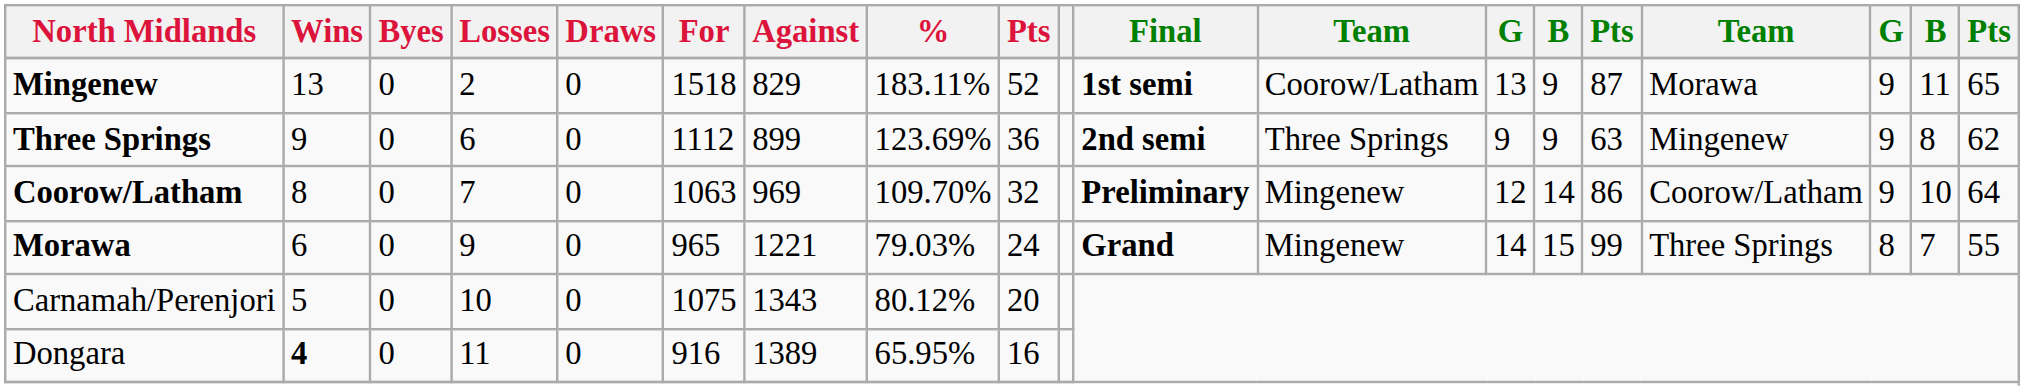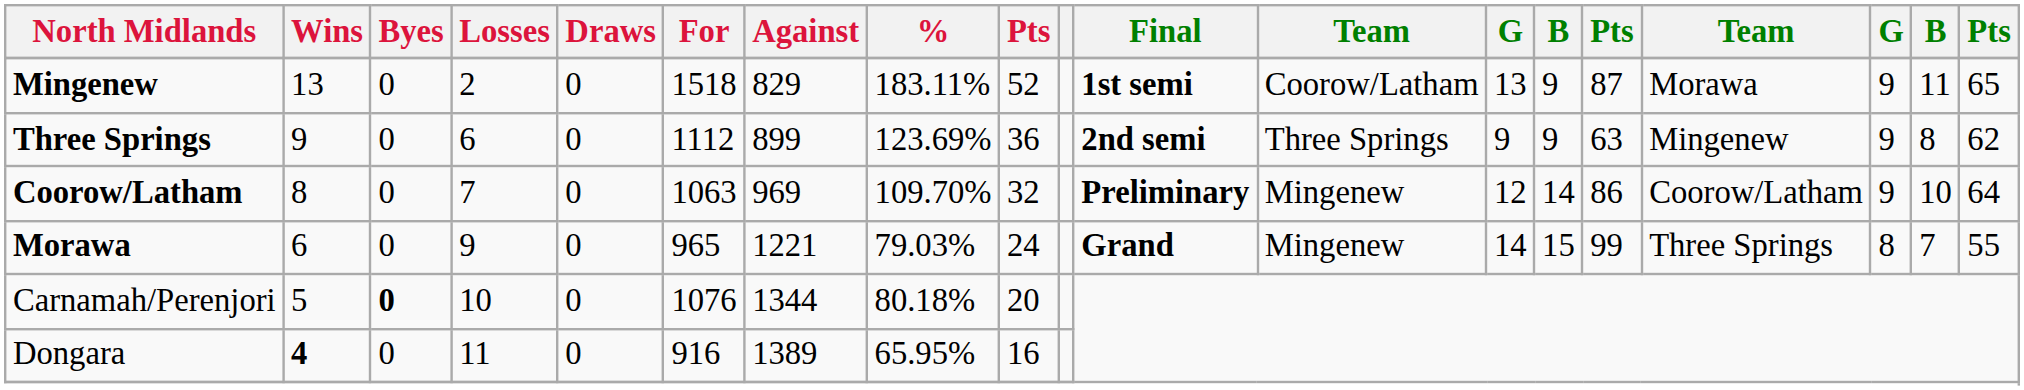(387, 300) normal -> (387, 300) bold
(704, 300) 1075 -> (704, 300) 1076
(785, 300) 1343 -> (785, 300) 1344
(925, 300) 80.12% -> (925, 300) 80.18%
